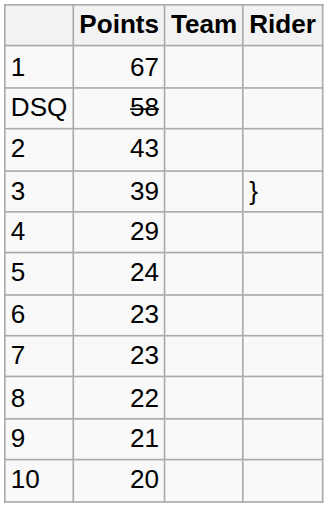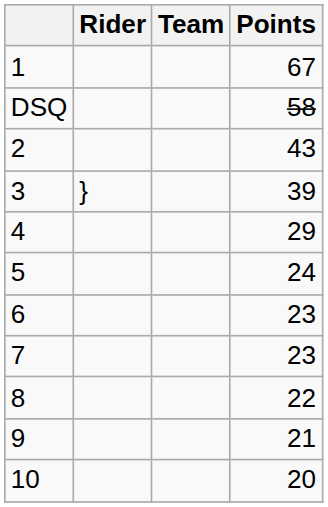columns swapped: (283, 25) <-> (119, 25)
